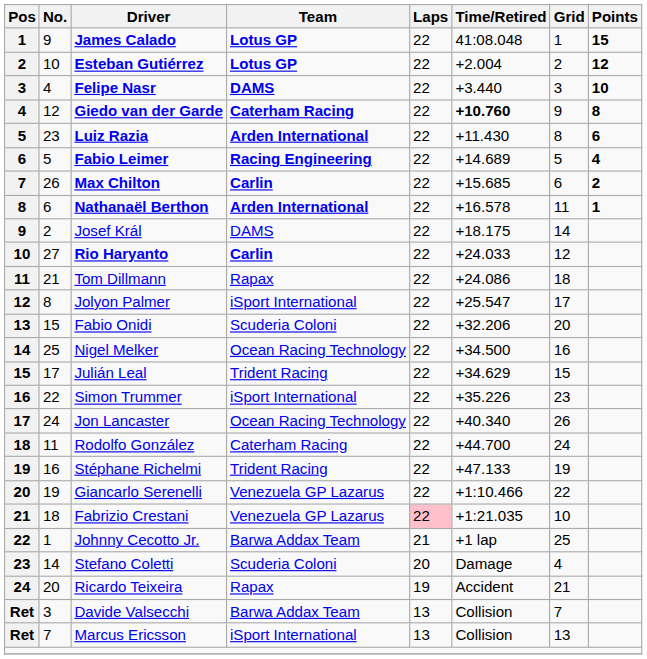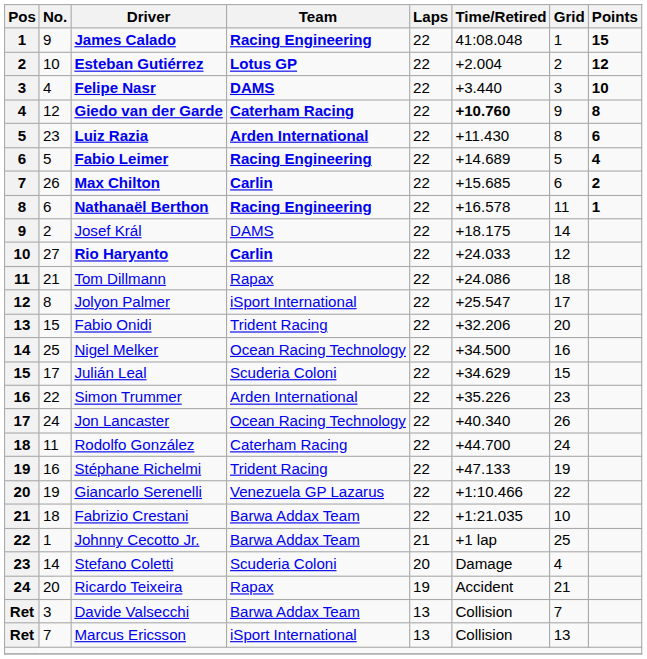(264, 40) Lotus GP -> (301, 40) Racing Engineering
(299, 206) Arden International -> (301, 206) Racing Engineering
(283, 325) Scuderia Coloni -> (279, 325) Trident Racing
(279, 373) Trident Racing -> (283, 373) Scuderia Coloni
(293, 397) iSport International -> (294, 397) Arden International
(307, 516) Venezuela GP Lazarus -> (295, 516) Barwa Addax Team
(421, 516) pink background -> (421, 516) no background
